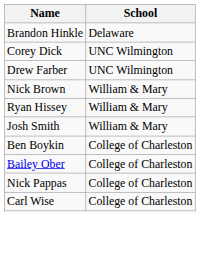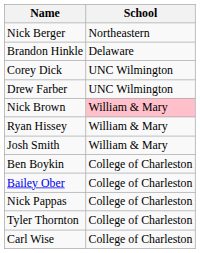+ row: (36, 32)
(128, 88) no background -> (128, 107) pink background
+ row: (43, 220)
